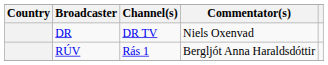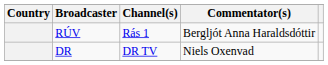rows swapped: (64, 32) <-> (68, 51)
